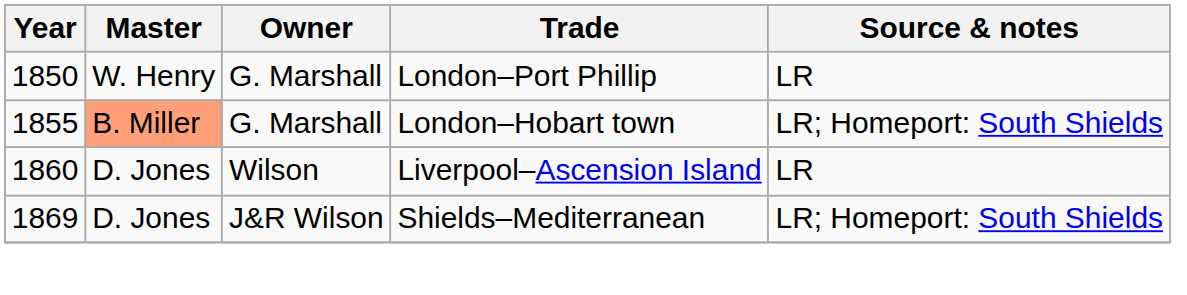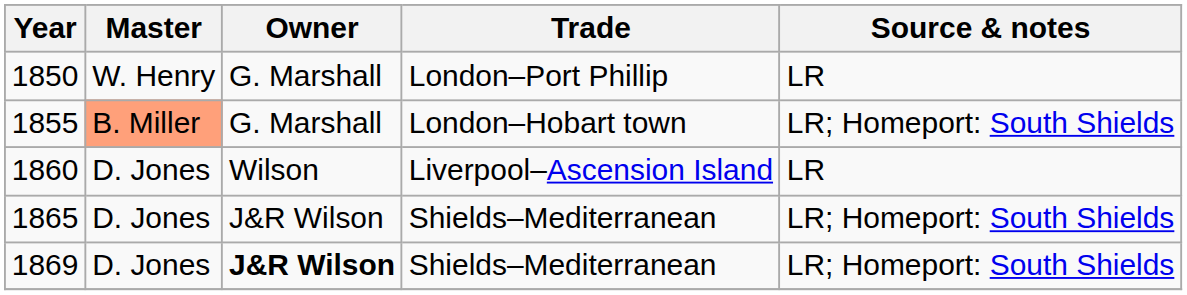+ row: (45, 218)
(306, 218) normal -> (312, 265) bold
